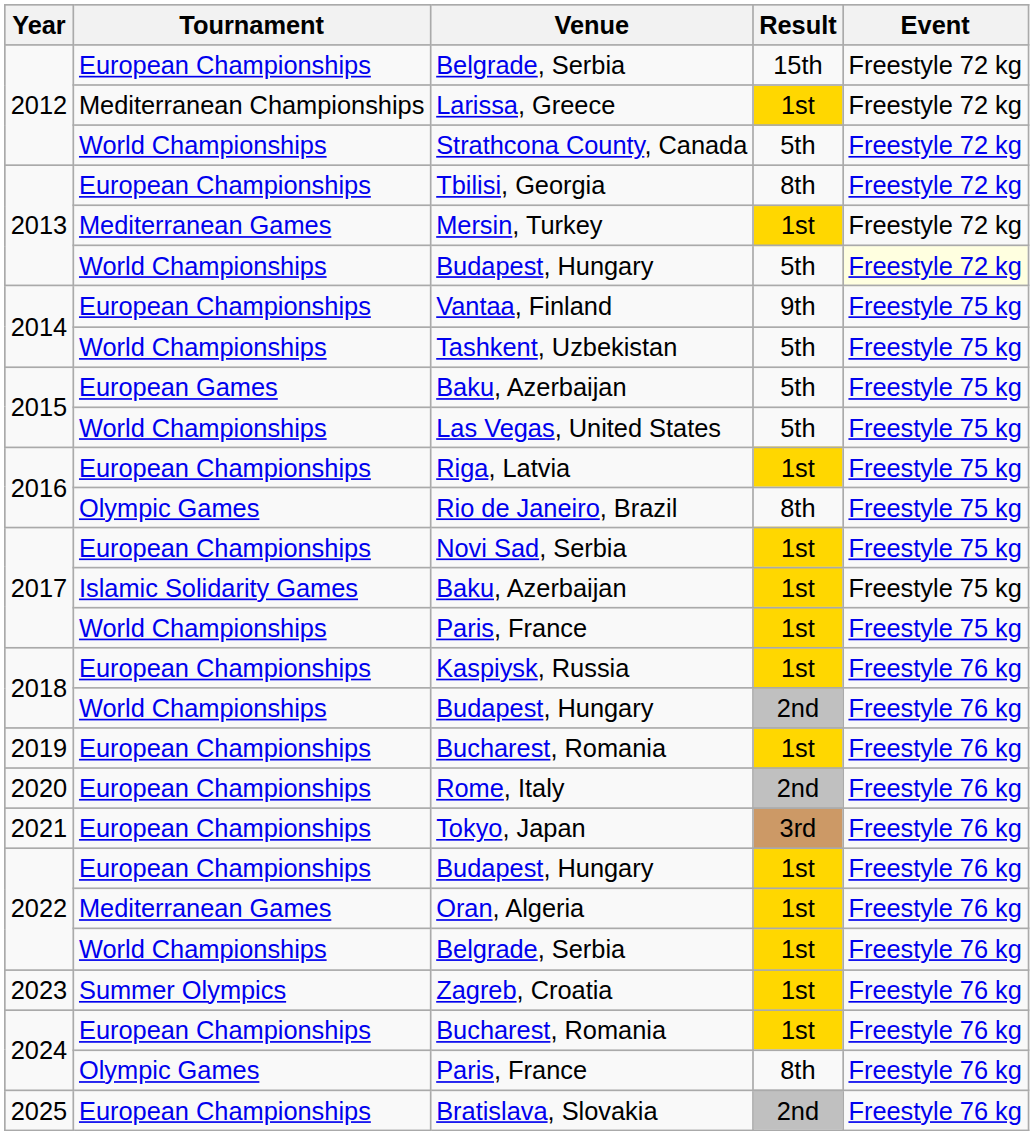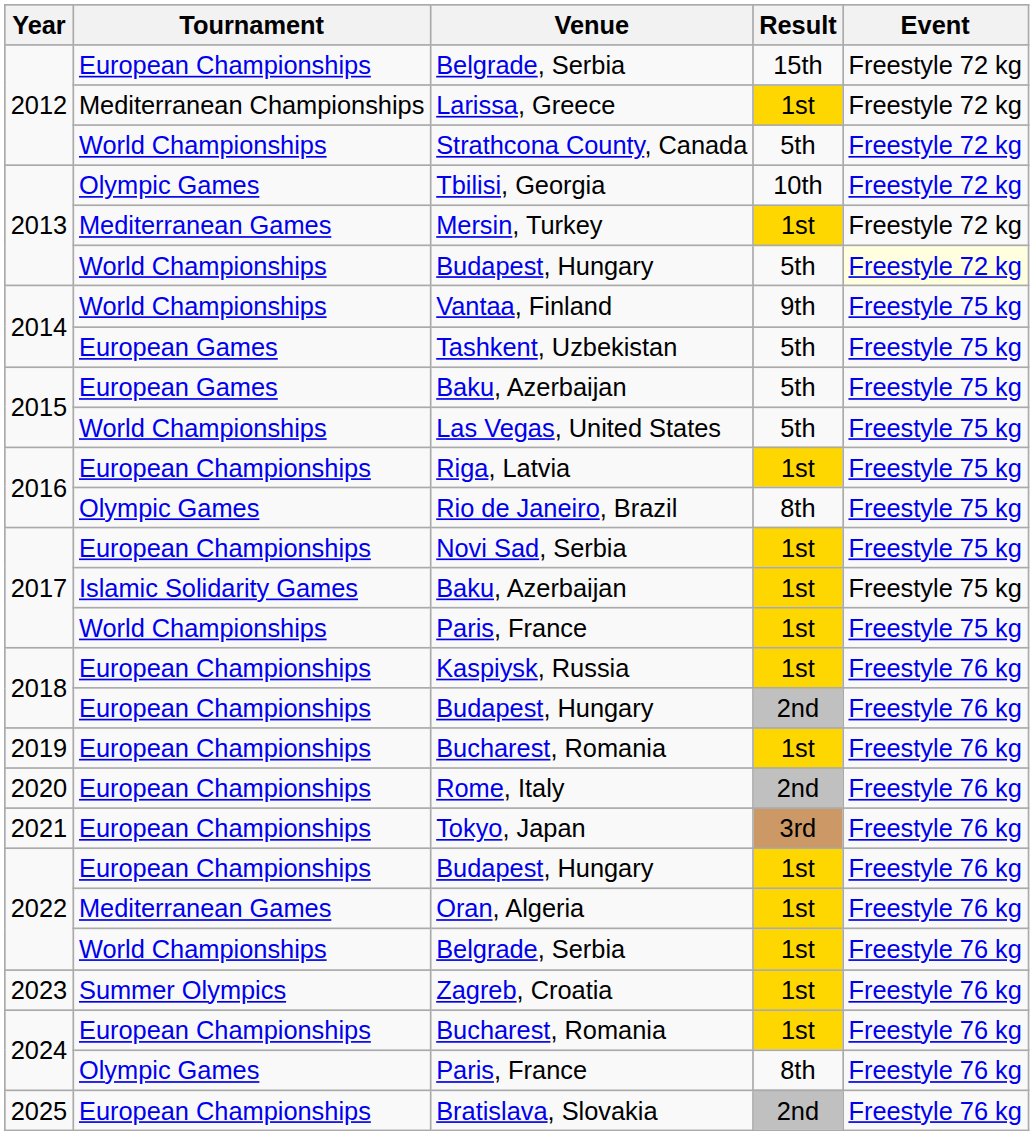(225, 186) European Championships -> (169, 186) Olympic Games
(798, 186) 8th -> (798, 186) 10th
(225, 306) European Championships -> (203, 306) World Championships
(203, 347) World Championships -> (178, 347) European Games
(203, 708) World Championships -> (225, 708) European Championships
